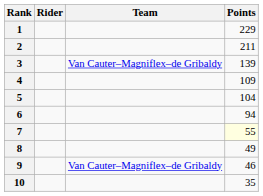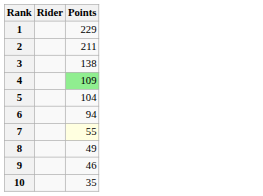- column: (145, 13)
(248, 64) 139 -> (88, 64) 138
(248, 81) no background -> (88, 81) lightgreen background
